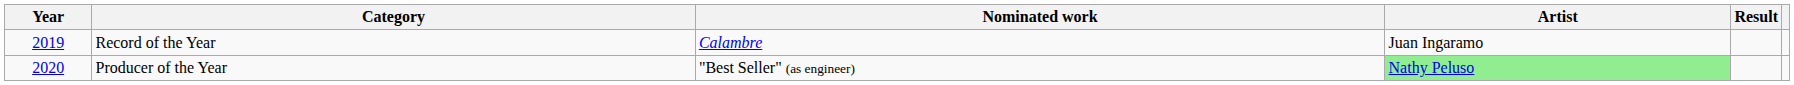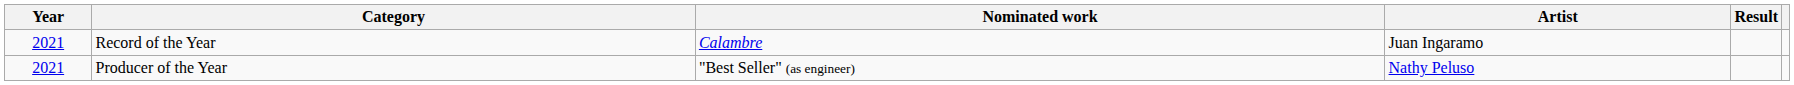(48, 42) 2019 -> (48, 42) 2021
(48, 67) 2020 -> (48, 67) 2021
(1431, 67) lightgreen background -> (1431, 67) no background
